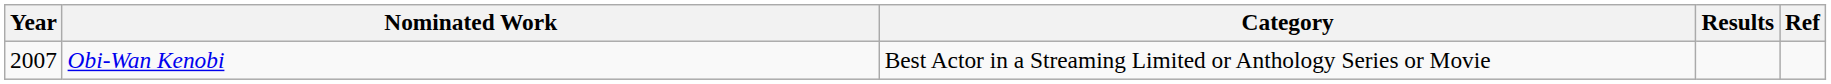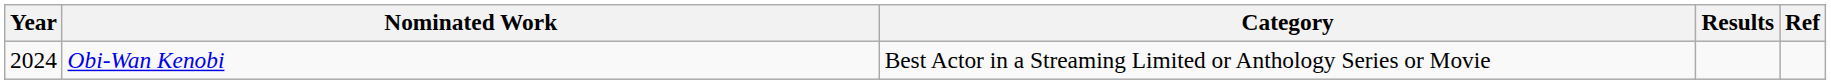(33, 60) 2007 -> (33, 60) 2024
